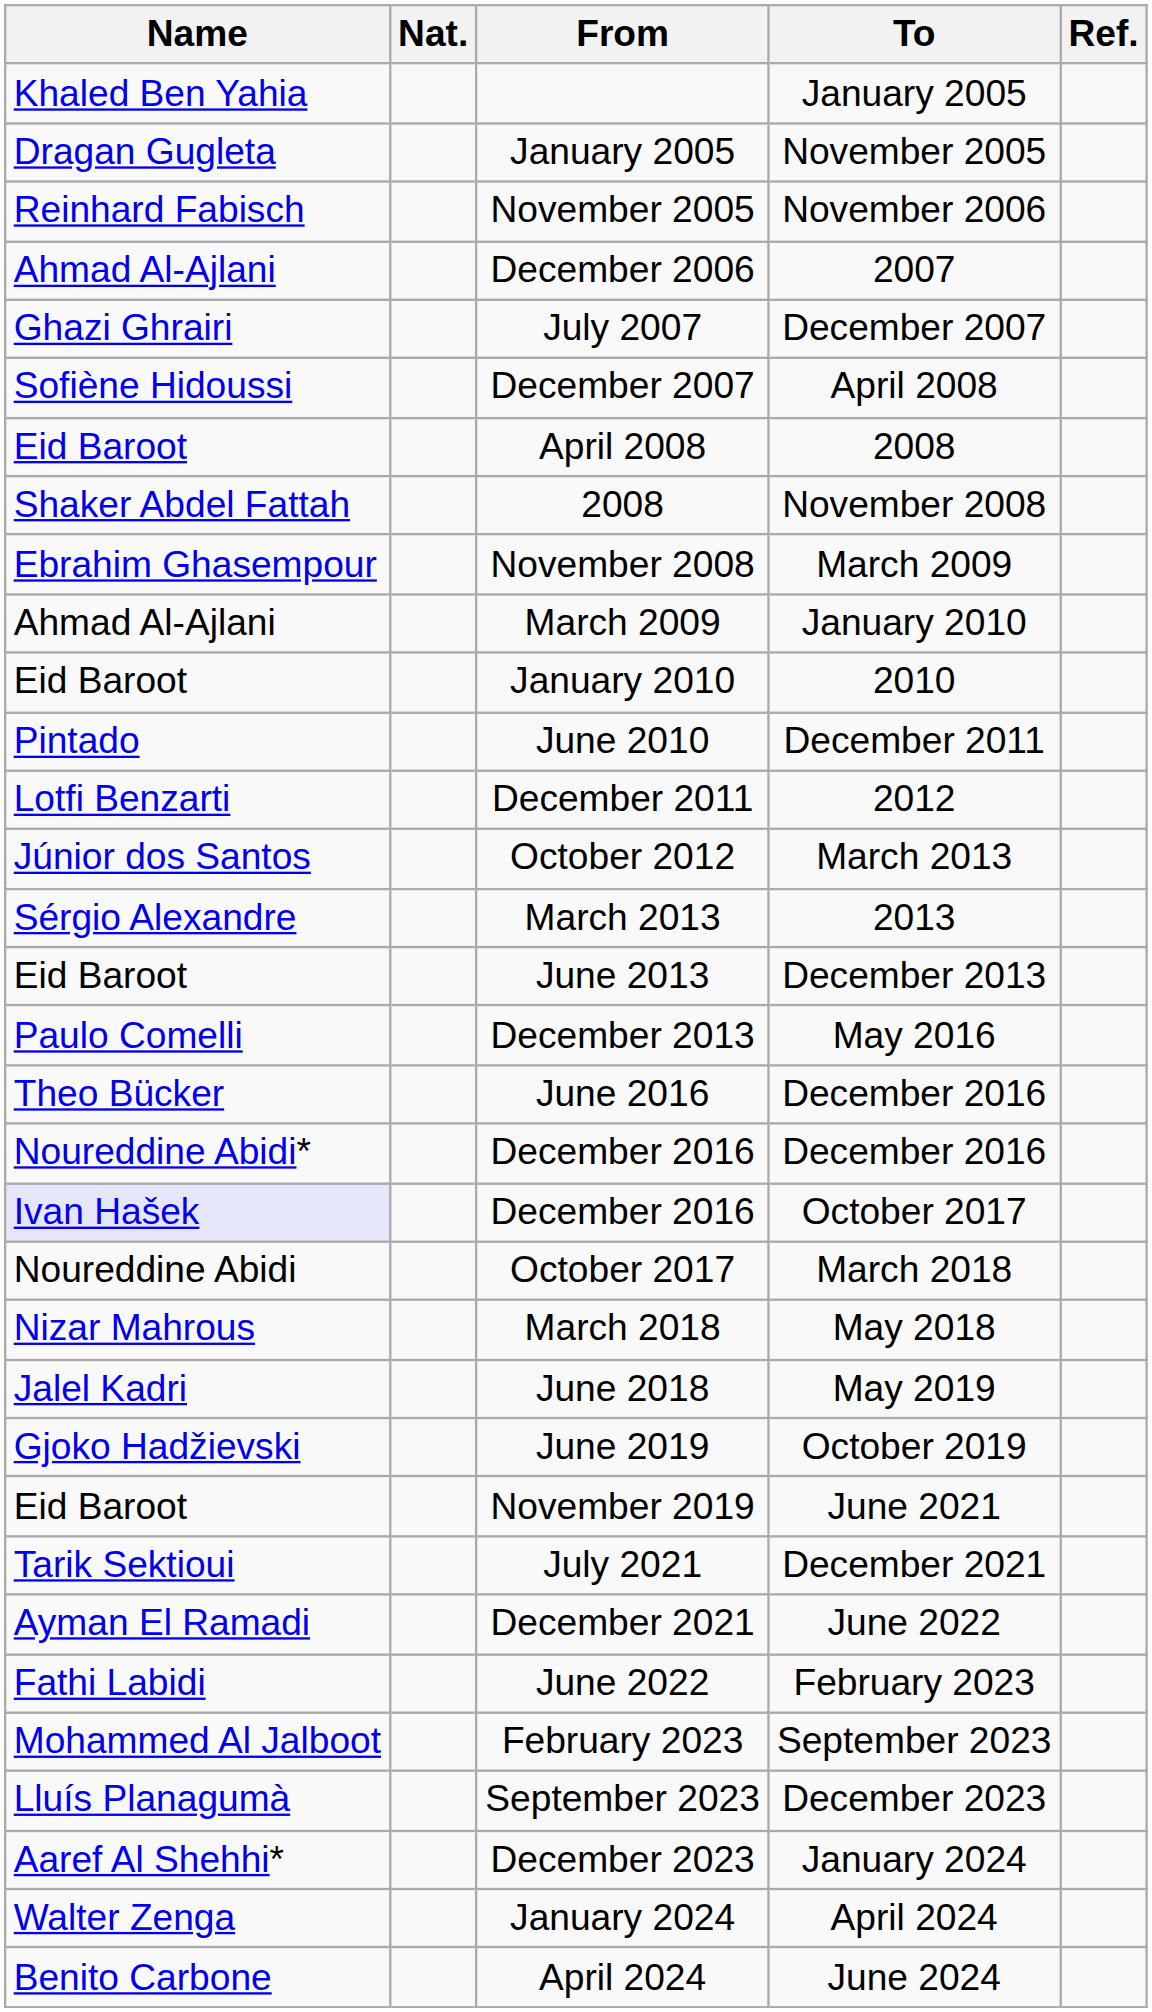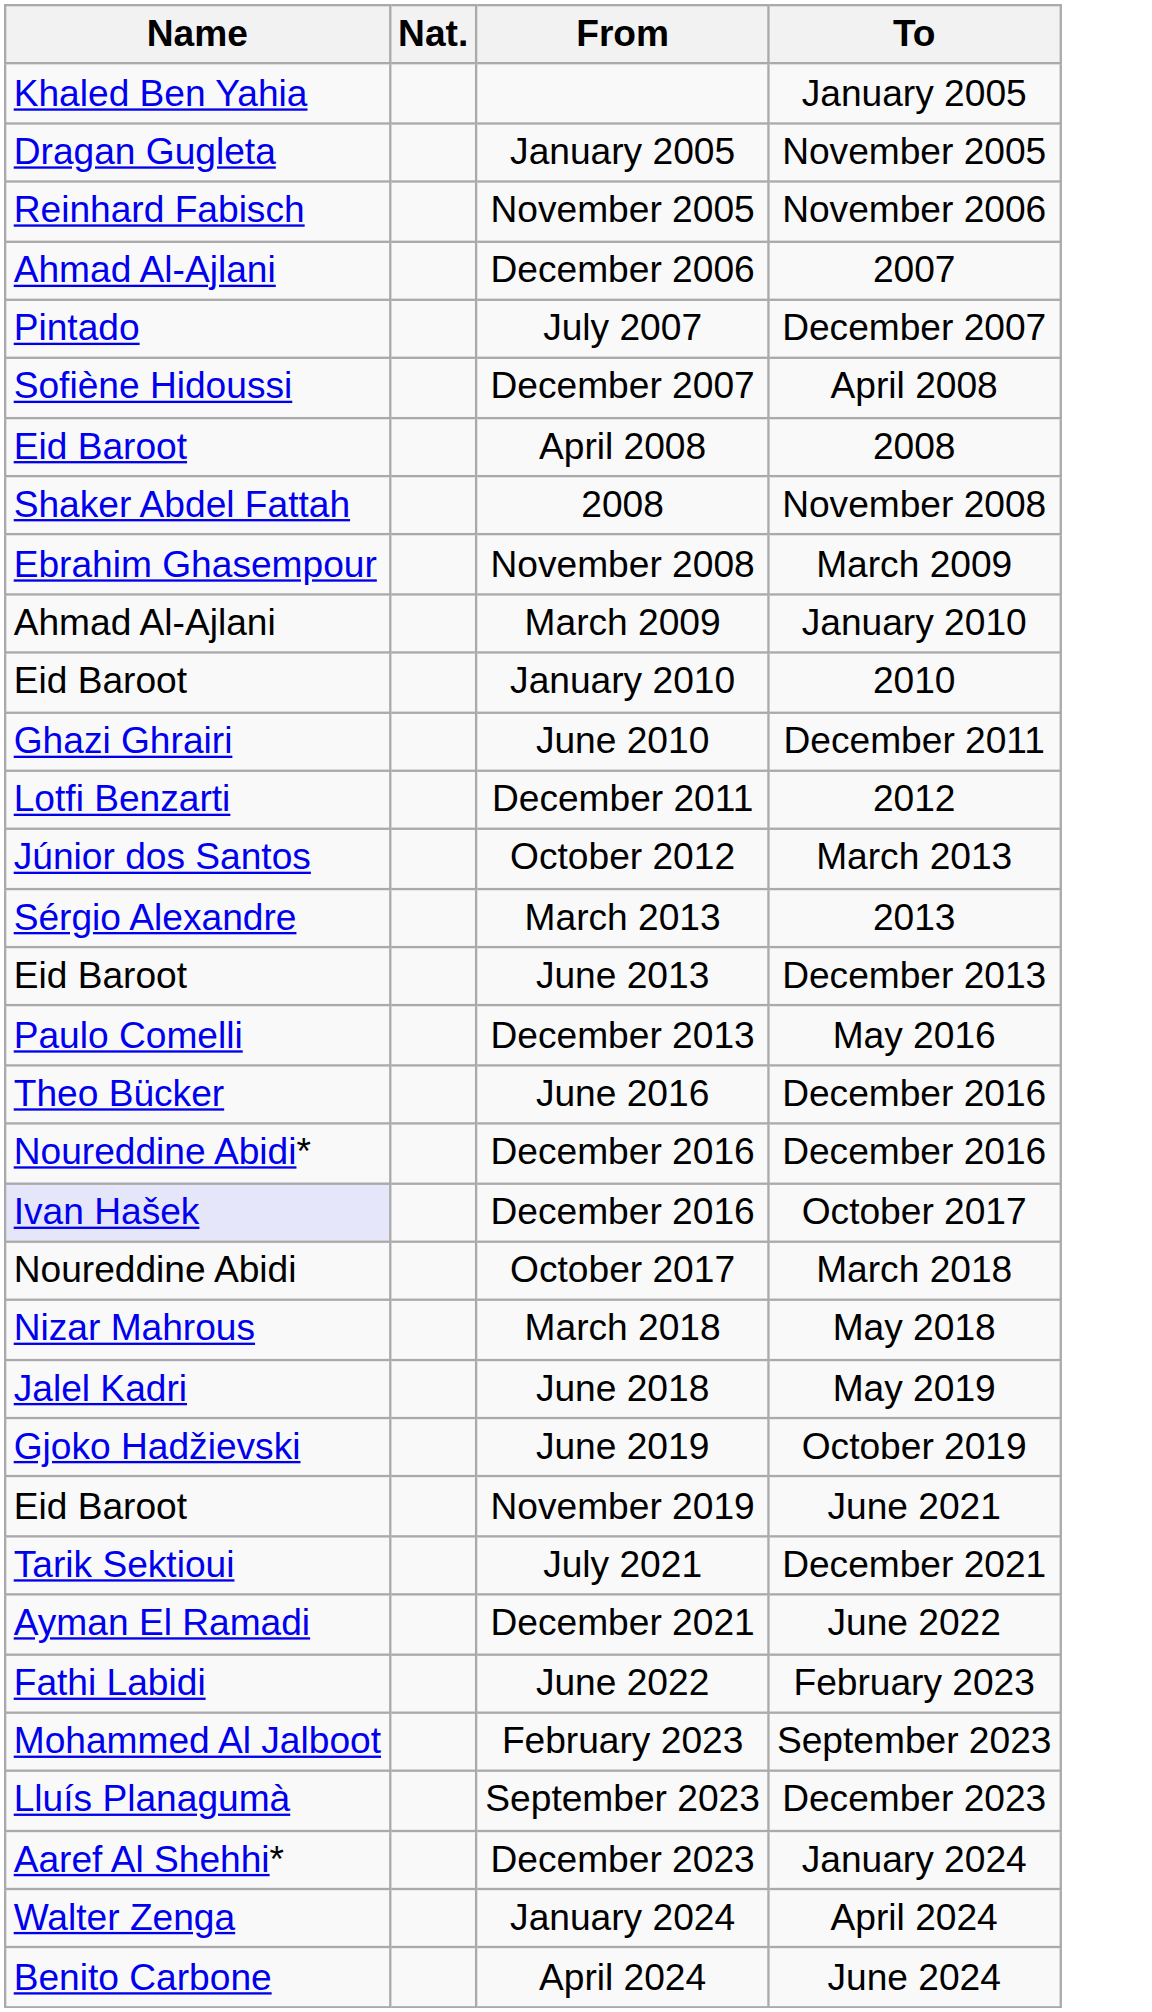- column: (1104, 33)
(123, 328) Ghazi Ghrairi -> (77, 328) Pintado
(77, 740) Pintado -> (123, 740) Ghazi Ghrairi
